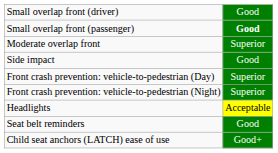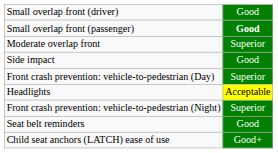rows swapped: (114, 92) <-> (28, 108)
